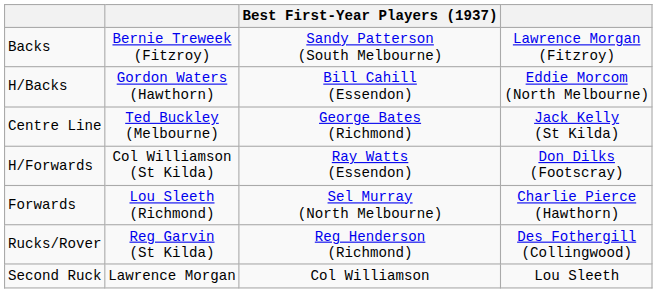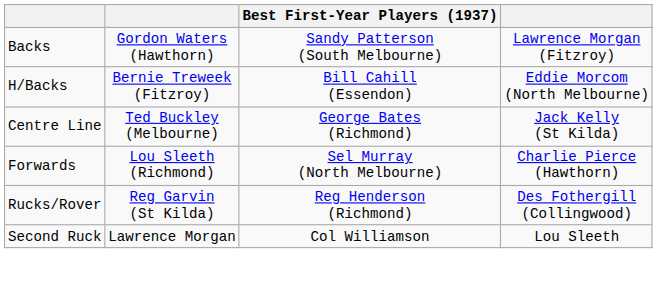(172, 47) Bernie Treweek (Fitzroy) -> (172, 47) Gordon Waters (Hawthorn)
(172, 87) Gordon Waters (Hawthorn) -> (172, 87) Bernie Treweek (Fitzroy)
- row: (50, 166)
